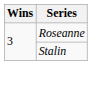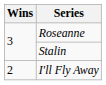+ row: (69, 70)
